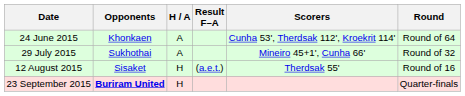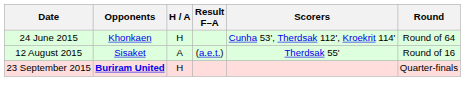(180, 38) A -> (180, 38) H
- row: (49, 53)
(180, 68) H -> (180, 53) A
